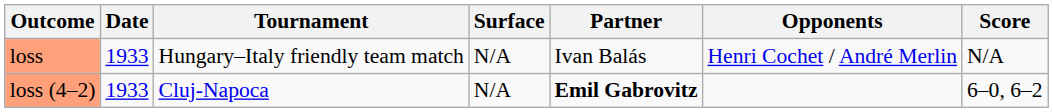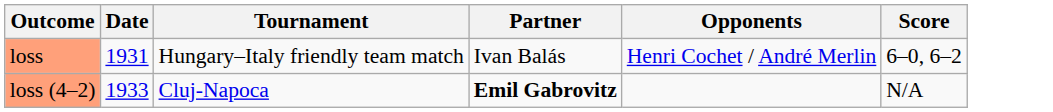- column: (509, 21)
(127, 55) 1933 -> (127, 55) 1931
(986, 55) N/A -> (924, 55) 6–0, 6–2
(1005, 90) 6–0, 6–2 -> (905, 90) N/A
